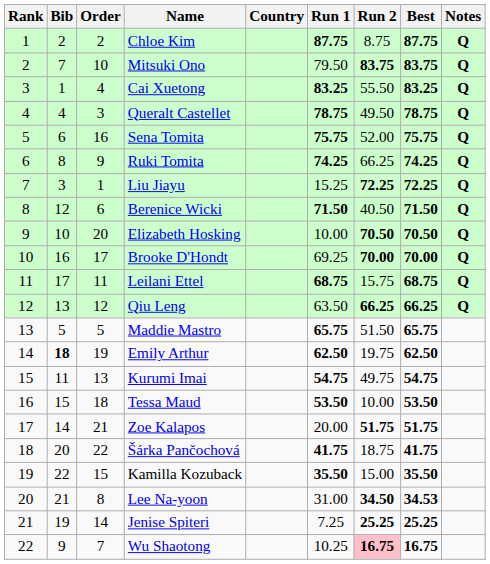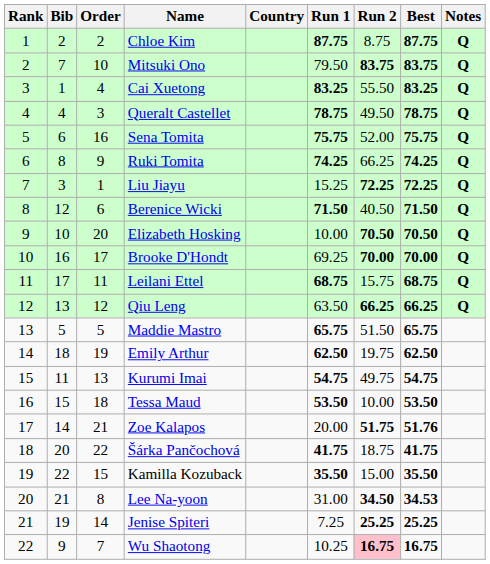(62, 354) bold -> (62, 354) normal
(421, 426) 51.75 -> (421, 426) 51.76
